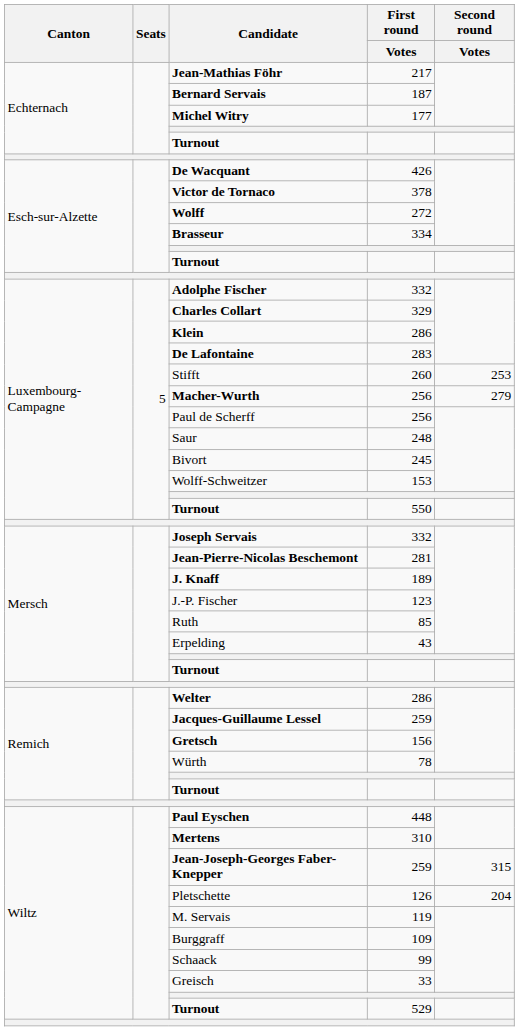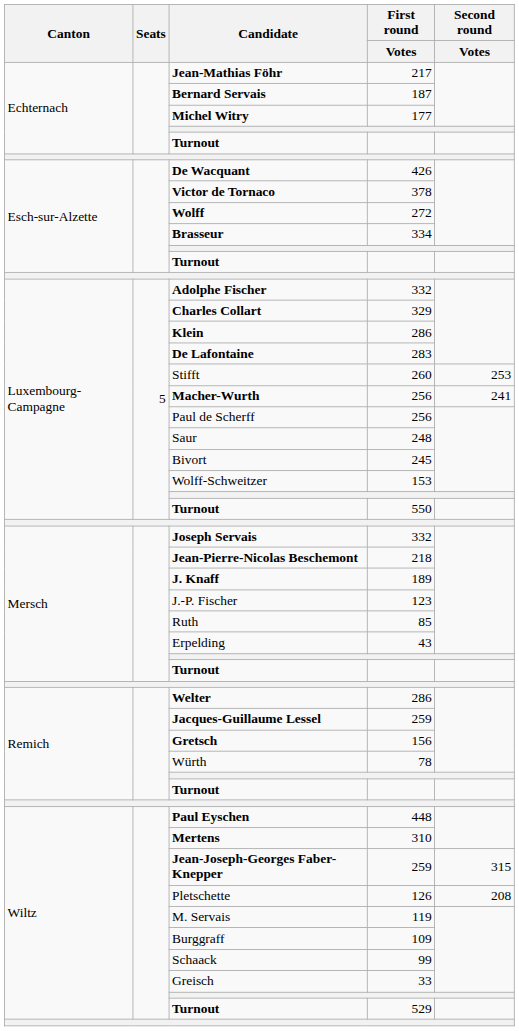(501, 396) 279 -> (501, 396) 241
(422, 557) 281 -> (422, 557) 218
(501, 896) 204 -> (501, 896) 208
